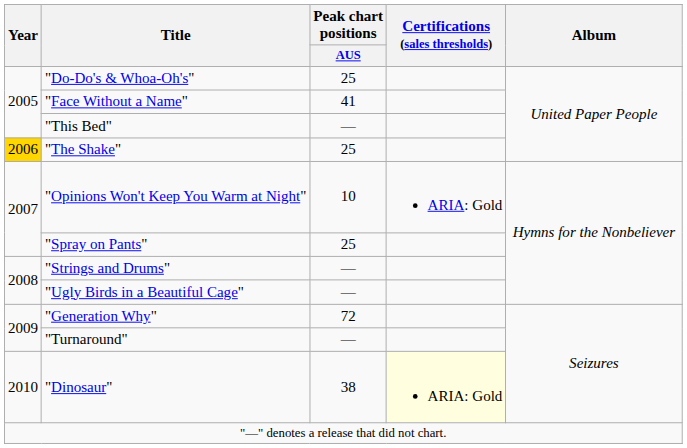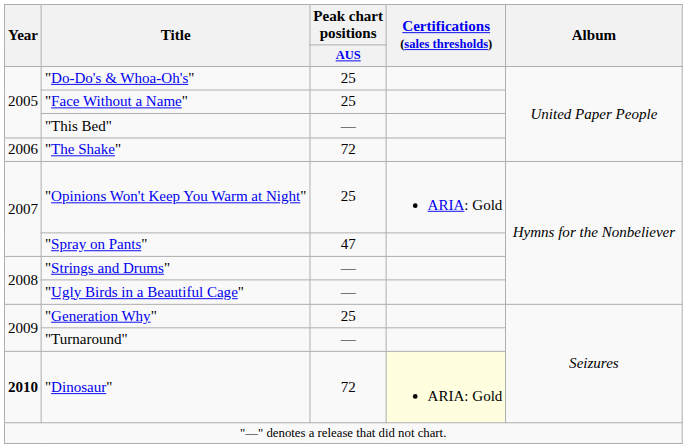(348, 102) 41 -> (348, 102) 25
(23, 149) gold background -> (23, 149) no background
(348, 149) 25 -> (348, 149) 72
(348, 197) 10 -> (348, 197) 25
(348, 244) 25 -> (348, 244) 47
(348, 315) 72 -> (348, 315) 25
(23, 387) normal -> (23, 387) bold
(348, 387) 38 -> (348, 387) 72
